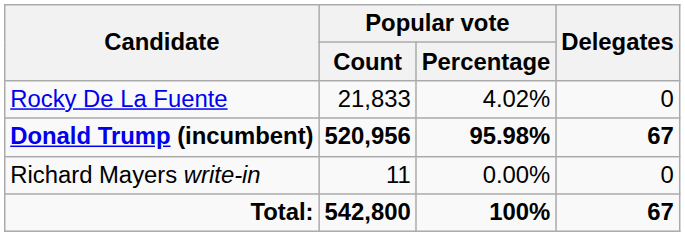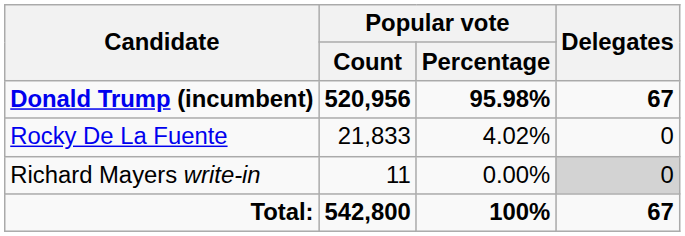rows swapped: (162, 136) <-> (119, 99)
(667, 174) no background -> (667, 174) lightgrey background
